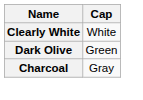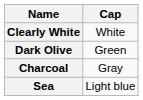+ row: (44, 87)
